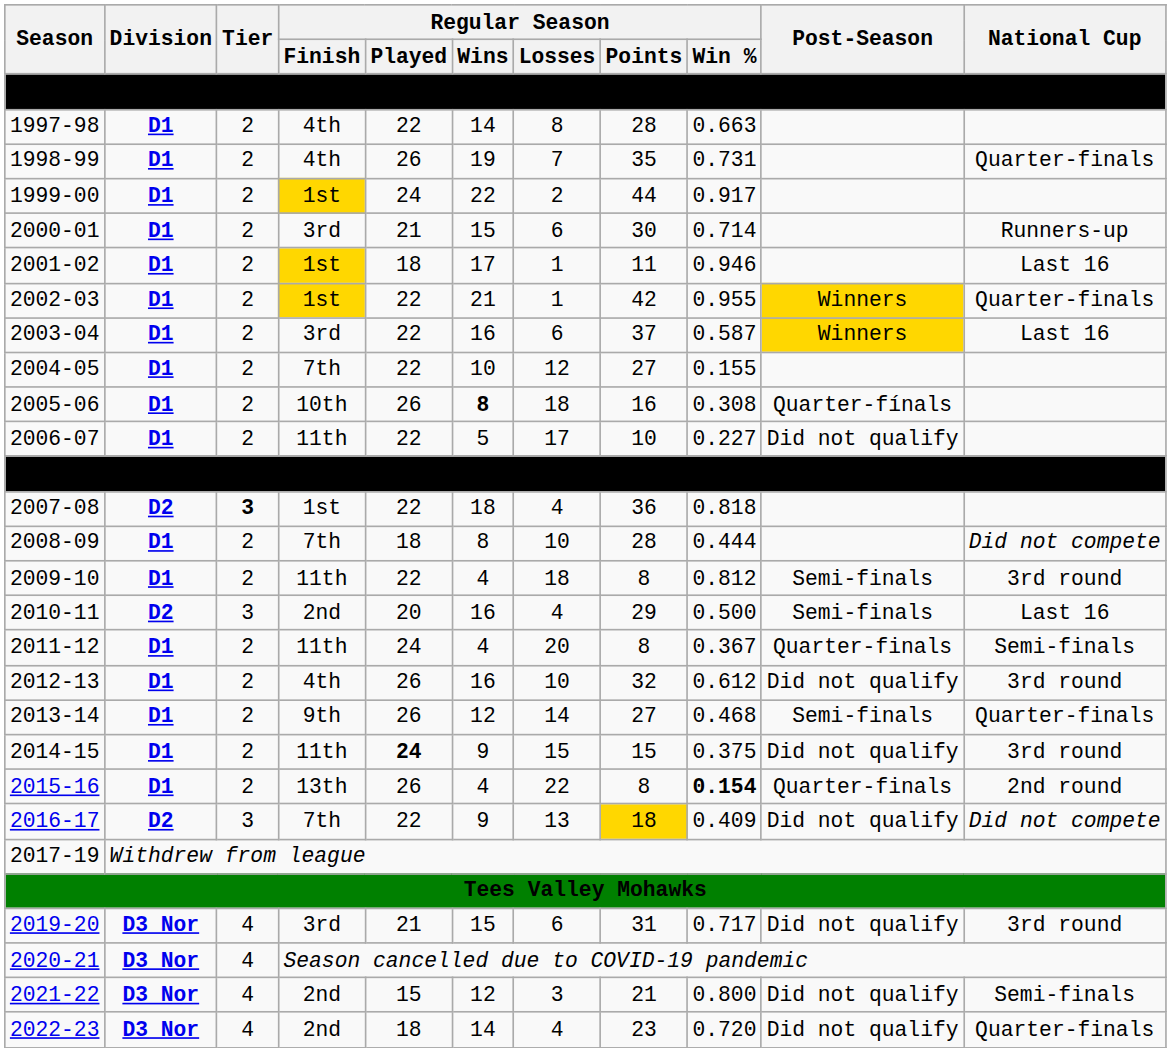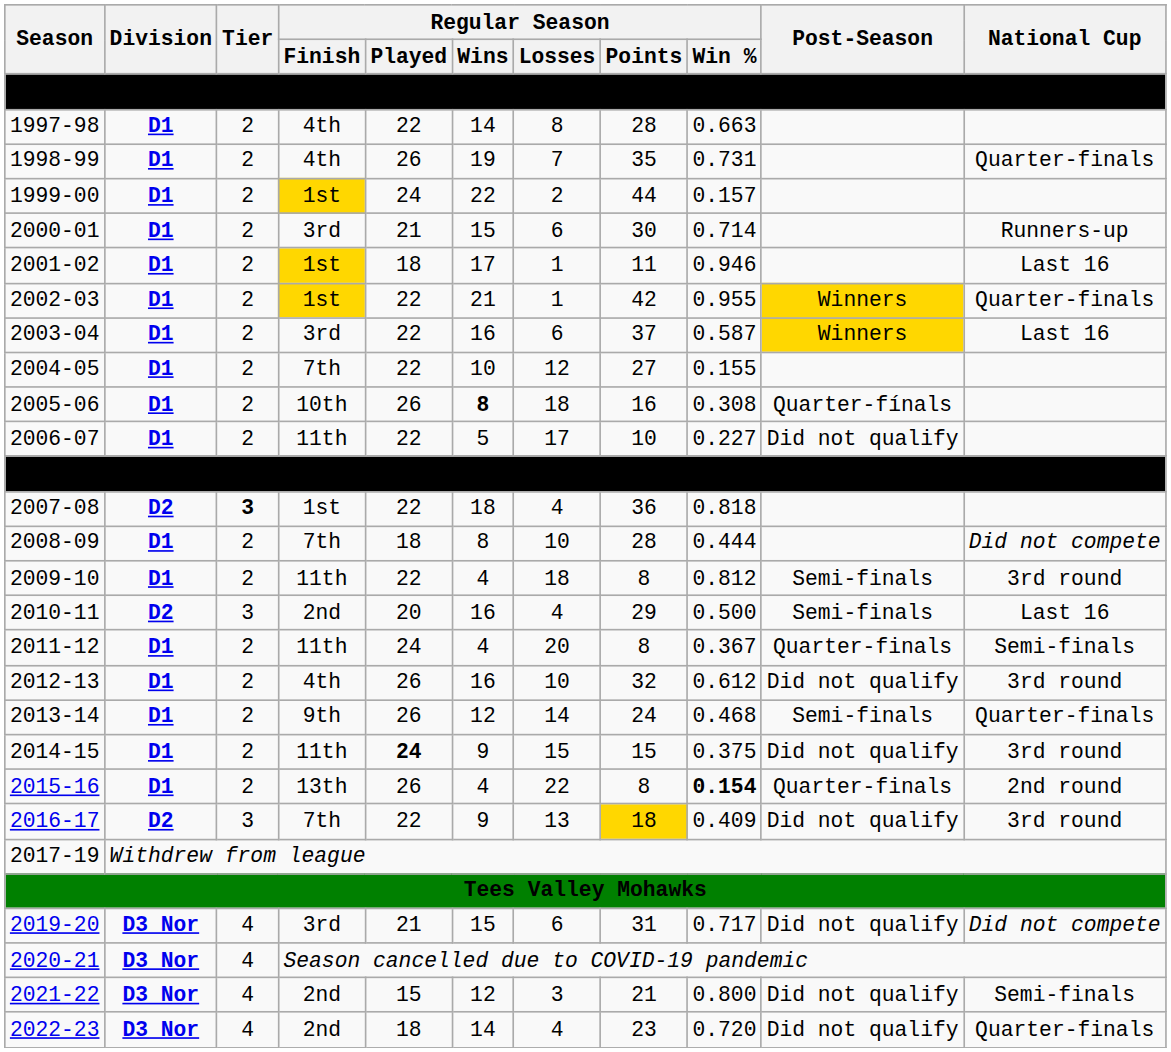(724, 196) 0.917 -> (724, 196) 0.157
(644, 717) 27 -> (644, 717) 24
(1065, 821) Did not compete -> (1065, 821) 3rd round
(1065, 926) 3rd round -> (1065, 926) Did not compete
